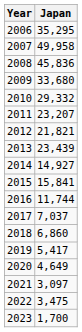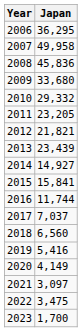(56, 30) 35,295 -> (56, 30) 36,295
(56, 115) 23,207 -> (56, 115) 23,205
(53, 233) 6,860 -> (53, 233) 6,560
(53, 250) 5,417 -> (53, 250) 5,416
(53, 267) 4,649 -> (53, 267) 4,149
